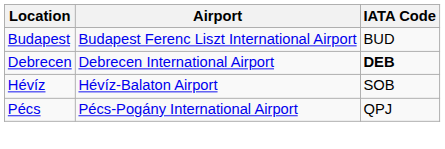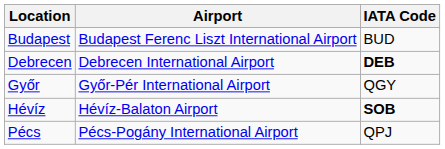+ row: (24, 86)
(379, 86) normal -> (379, 109) bold
